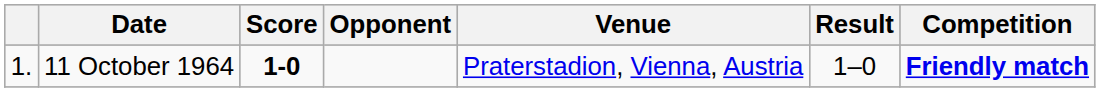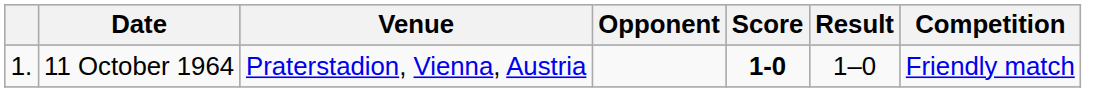columns swapped: (633, 24) <-> (282, 24)
(997, 65) bold -> (990, 65) normal
